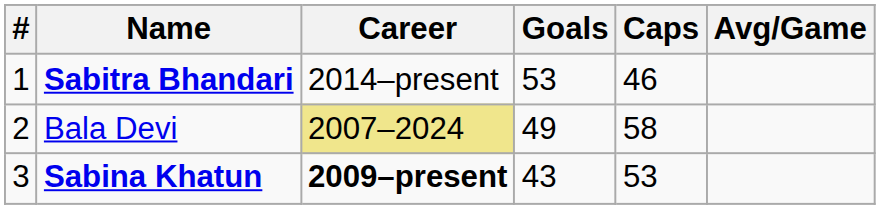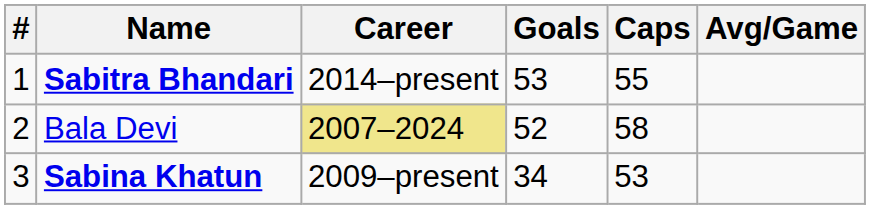(640, 78) 46 -> (632, 78) 55
(539, 128) 49 -> (531, 128) 52
(408, 177) bold -> (403, 177) normal
(539, 177) 43 -> (531, 177) 34
